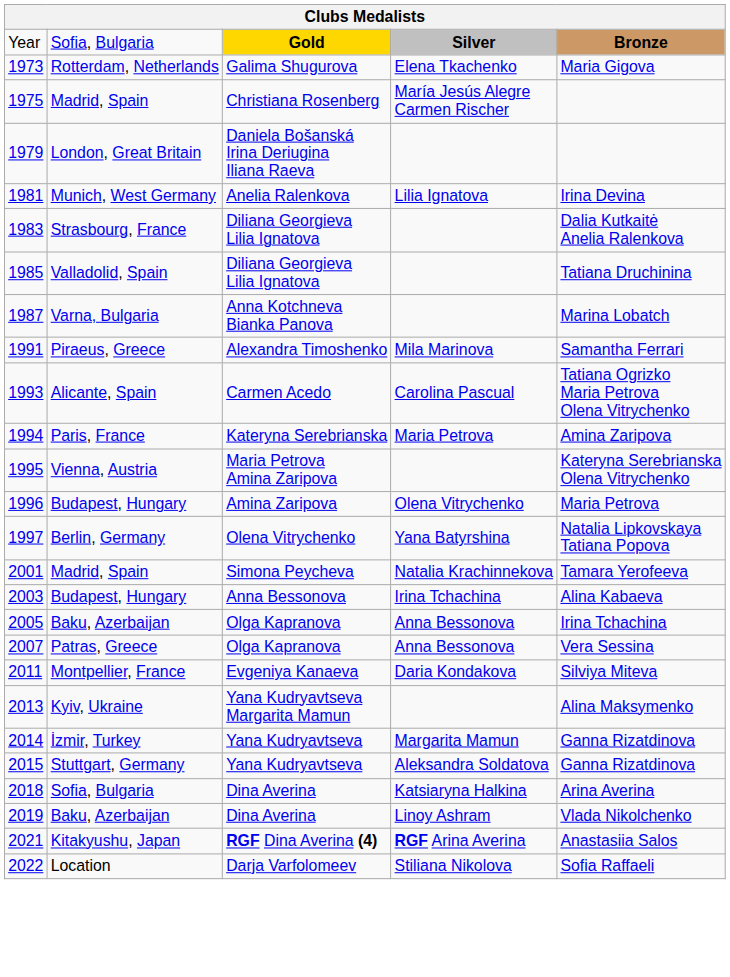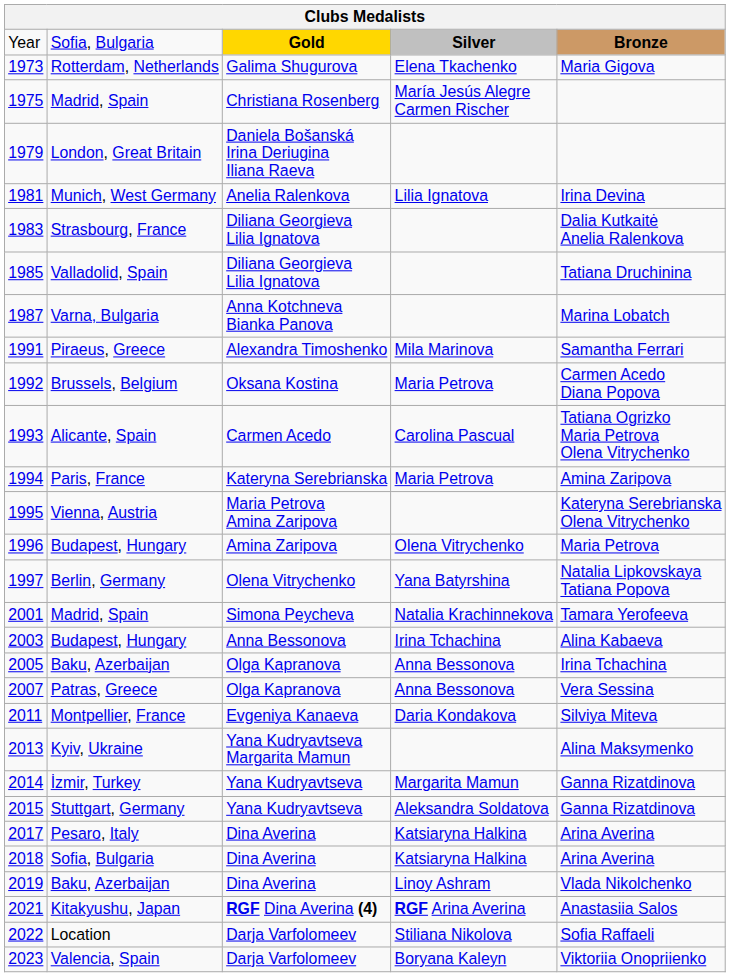+ row: (26, 384)
+ row: (26, 833)
+ row: (26, 959)
